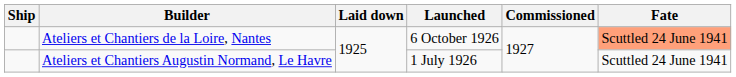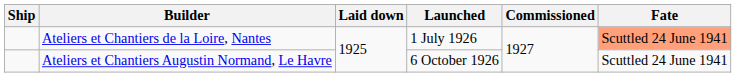(455, 38) 6 October 1926 -> (444, 38) 1 July 1926
(444, 60) 1 July 1926 -> (455, 60) 6 October 1926
